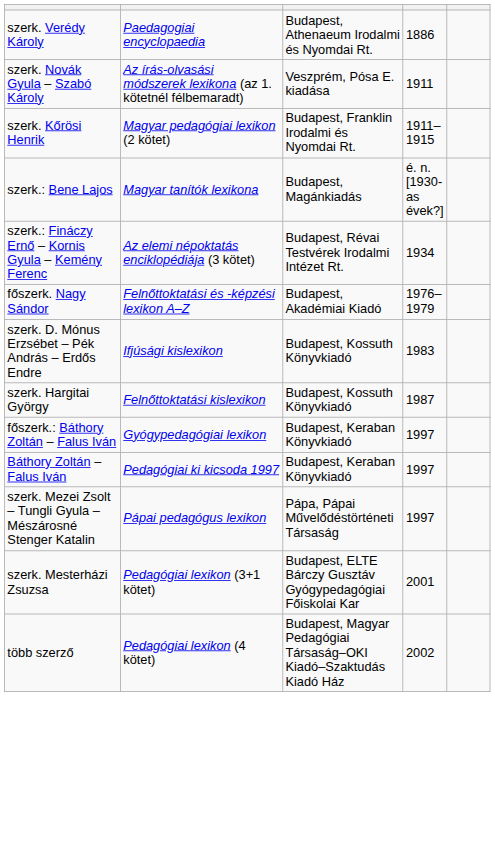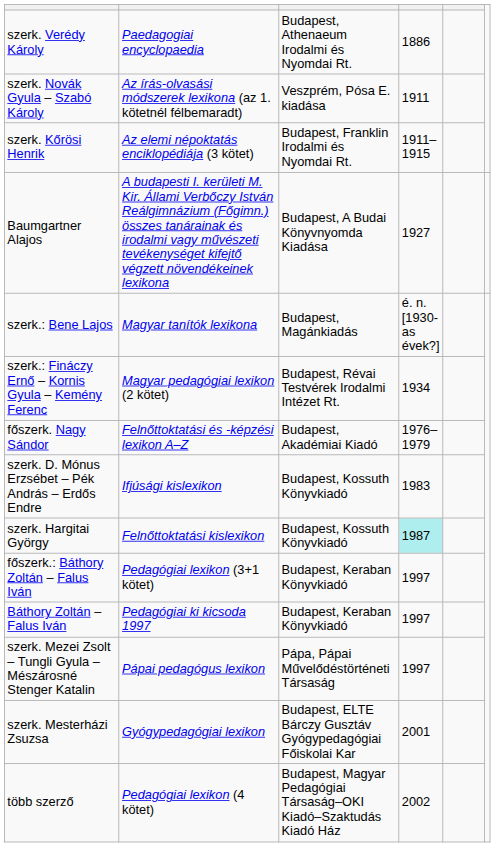(199, 133) Magyar pedagógiai lexikon (2 kötet) -> (188, 147) Az elemi népoktatás enciklopédiája (3 kötet)
+ row: (44, 232)
(189, 252) Az elemi népoktatás enciklopédiája (3 kötet) -> (198, 388) Magyar pedagógiai lexikon (2 kötet)
(420, 400) no background -> (416, 535) paleturquoise background
(195, 434) Gyógypedagógiai lexikon -> (191, 577) Pedagógiai lexikon (3+1 kötet)
(192, 582) Pedagógiai lexikon (3+1 kötet) -> (194, 732) Gyógypedagógiai lexikon
